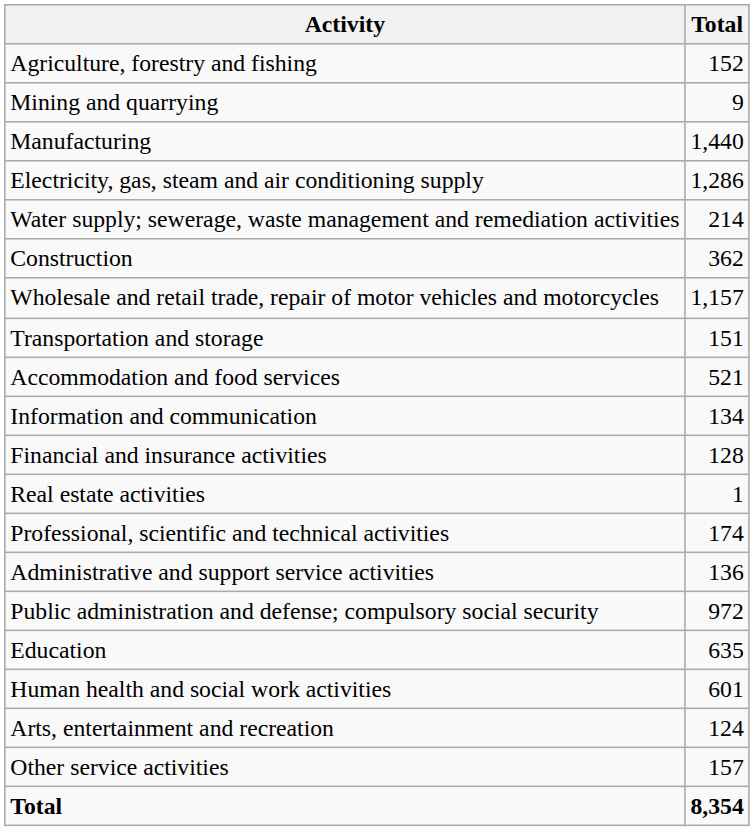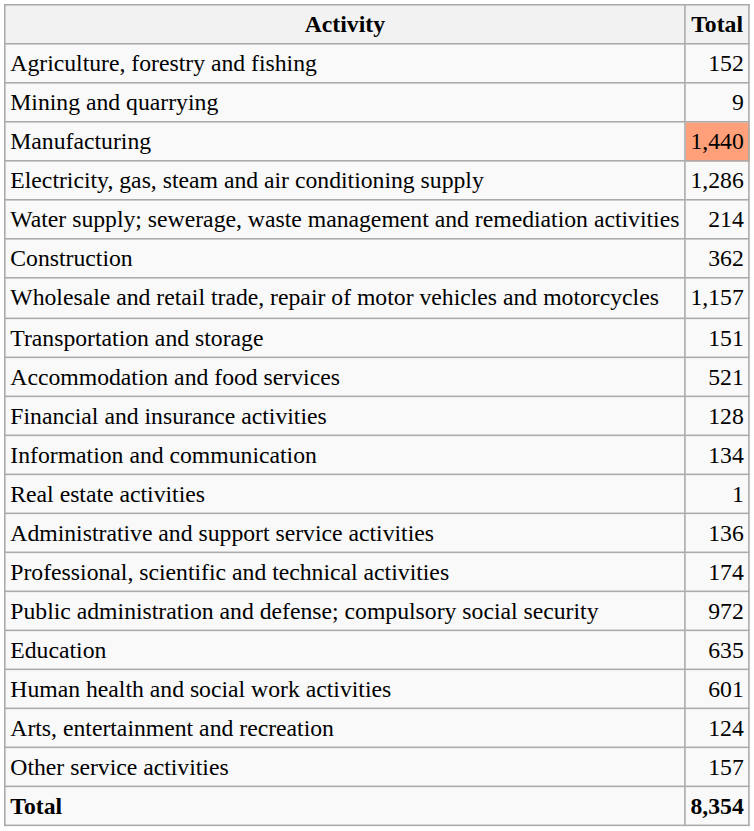(717, 141) no background -> (717, 141) lightsalmon background
rows swapped: (164, 415) <-> (169, 454)
rows swapped: (230, 532) <-> (222, 571)
